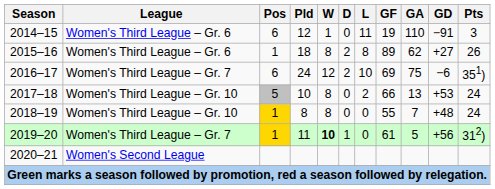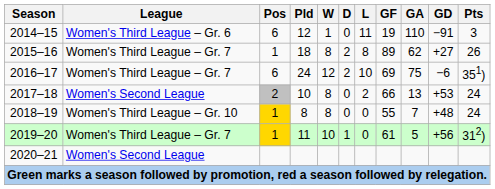(148, 52) Women's Third League – Gr. 6 -> (148, 52) Women's Third League – Gr. 7
(152, 94) Women's Third League – Gr. 10 -> (135, 94) Women's Second League
(275, 94) 5 -> (275, 94) 2
(328, 134) bold -> (328, 134) normal
